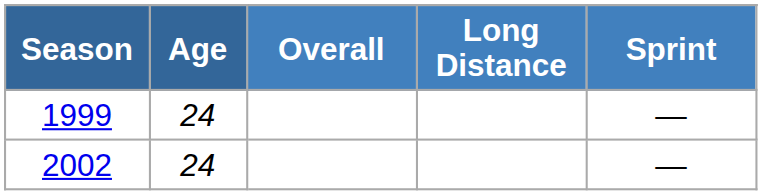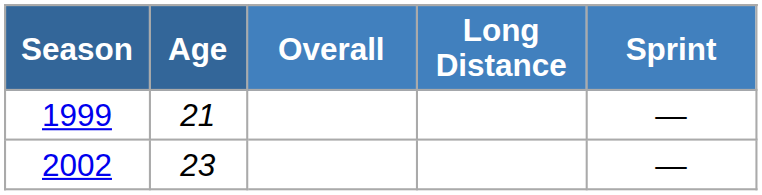(198, 115) 24 -> (198, 115) 21
(198, 165) 24 -> (198, 165) 23
